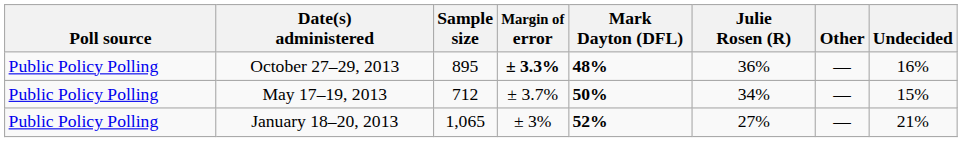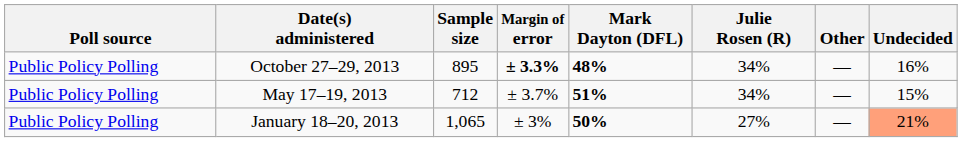(754, 66) 36% -> (754, 66) 34%
(590, 94) 50% -> (590, 94) 51%
(590, 121) 52% -> (590, 121) 50%
(913, 121) no background -> (913, 121) lightsalmon background
